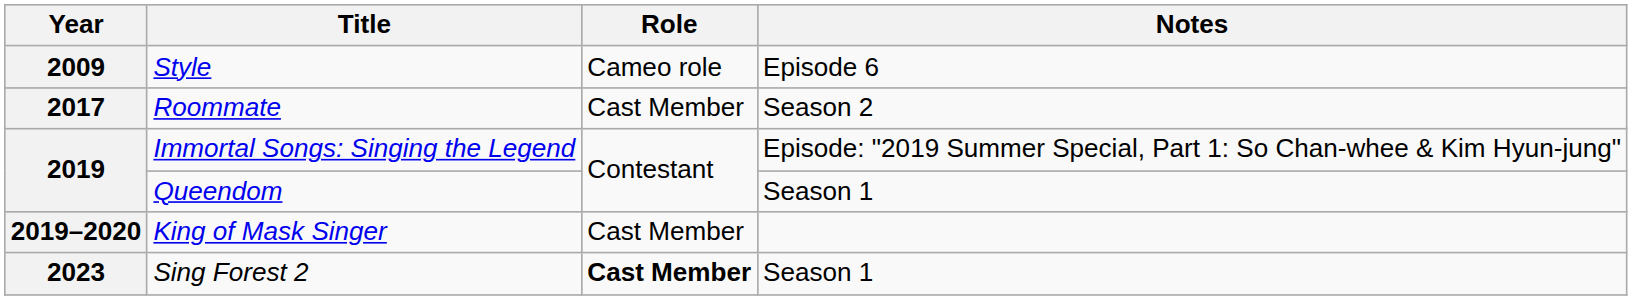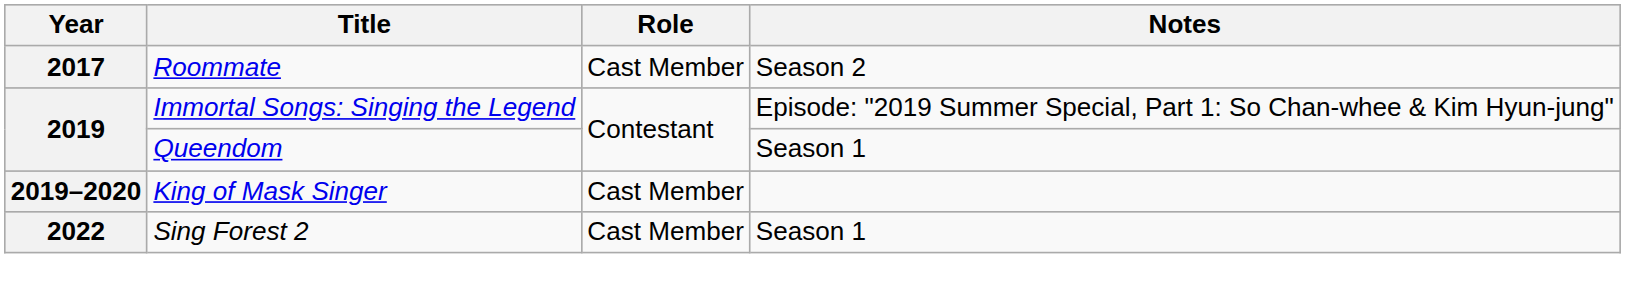- row: (182, 66)
(76, 273) 2023 -> (76, 231) 2022
(669, 273) bold -> (666, 231) normal
